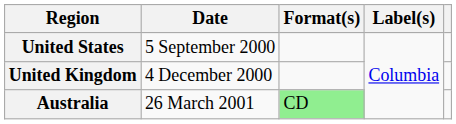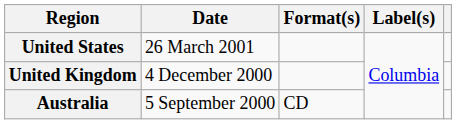(210, 47) 5 September 2000 -> (200, 47) 26 March 2001
(200, 103) 26 March 2001 -> (210, 103) 5 September 2000
(296, 103) lightgreen background -> (296, 103) no background
